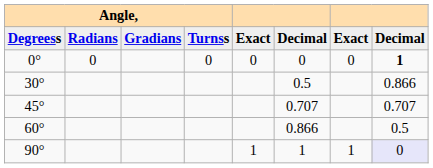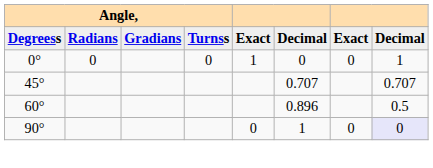(253, 60) 0 -> (253, 60) 1
(400, 60) bold -> (400, 60) normal
- row: (34, 83)
(302, 128) 0.866 -> (302, 106) 0.896
(253, 151) 1 -> (253, 128) 0
(351, 151) 1 -> (351, 128) 0
